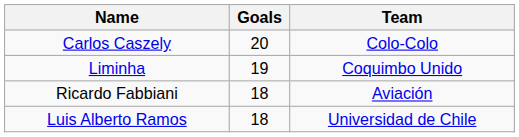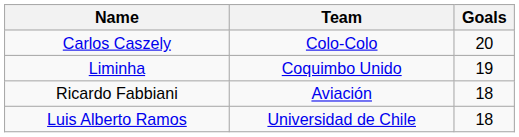columns swapped: (402, 17) <-> (260, 17)
